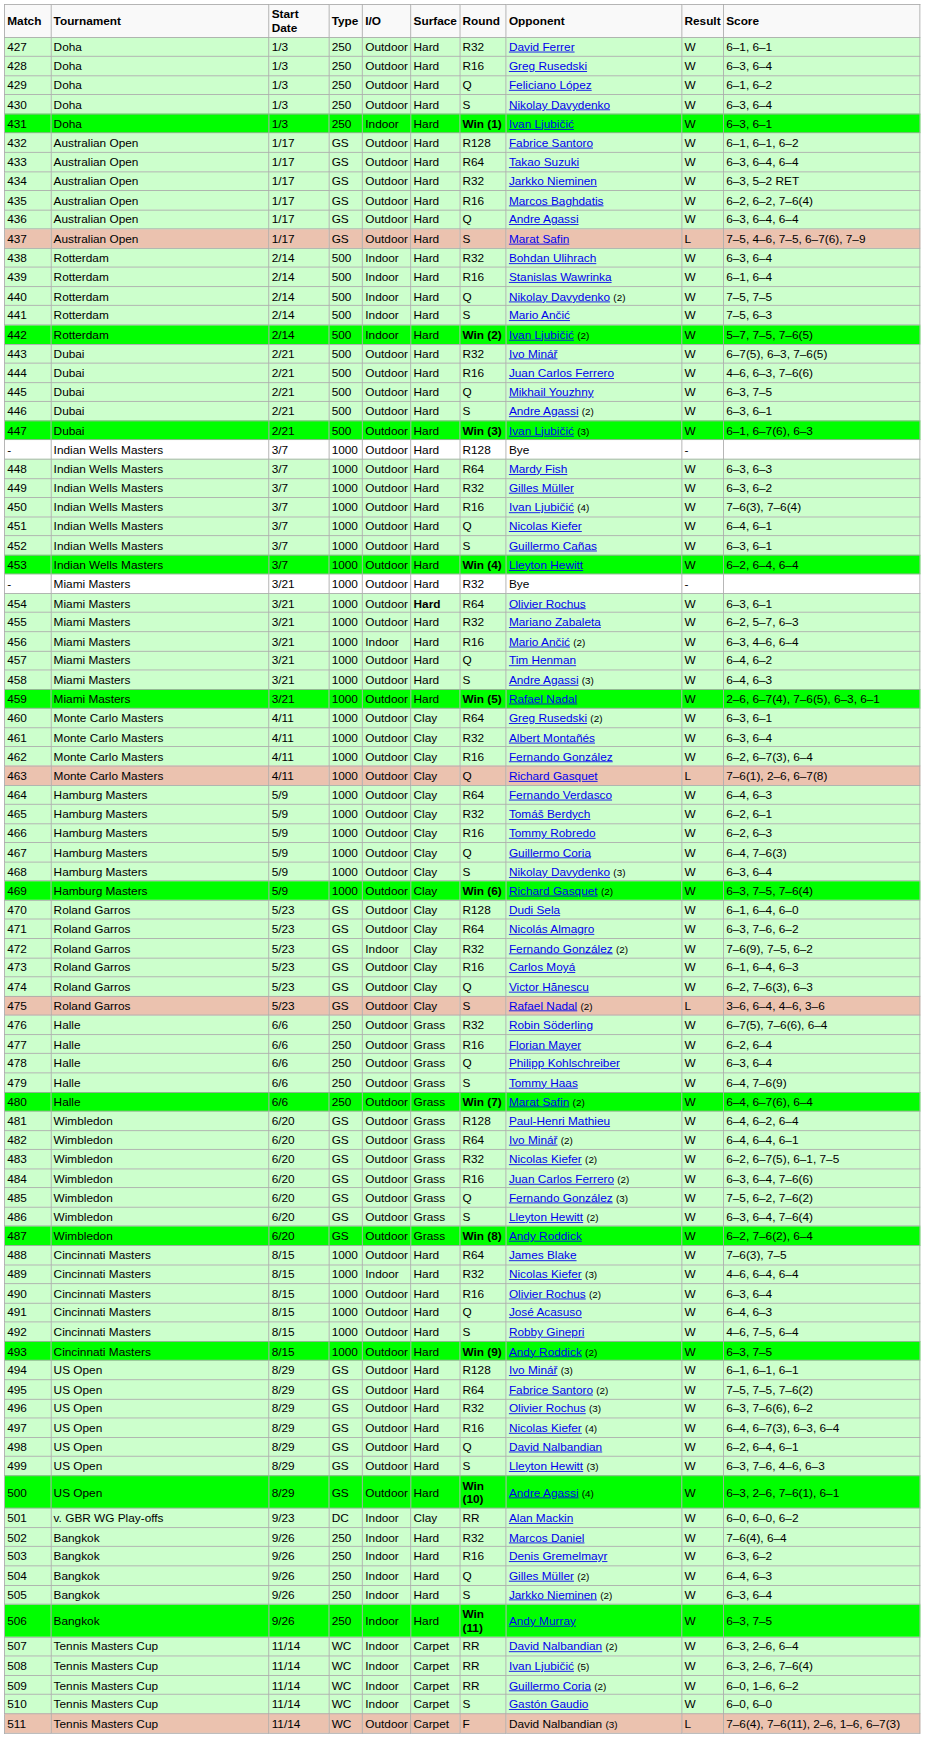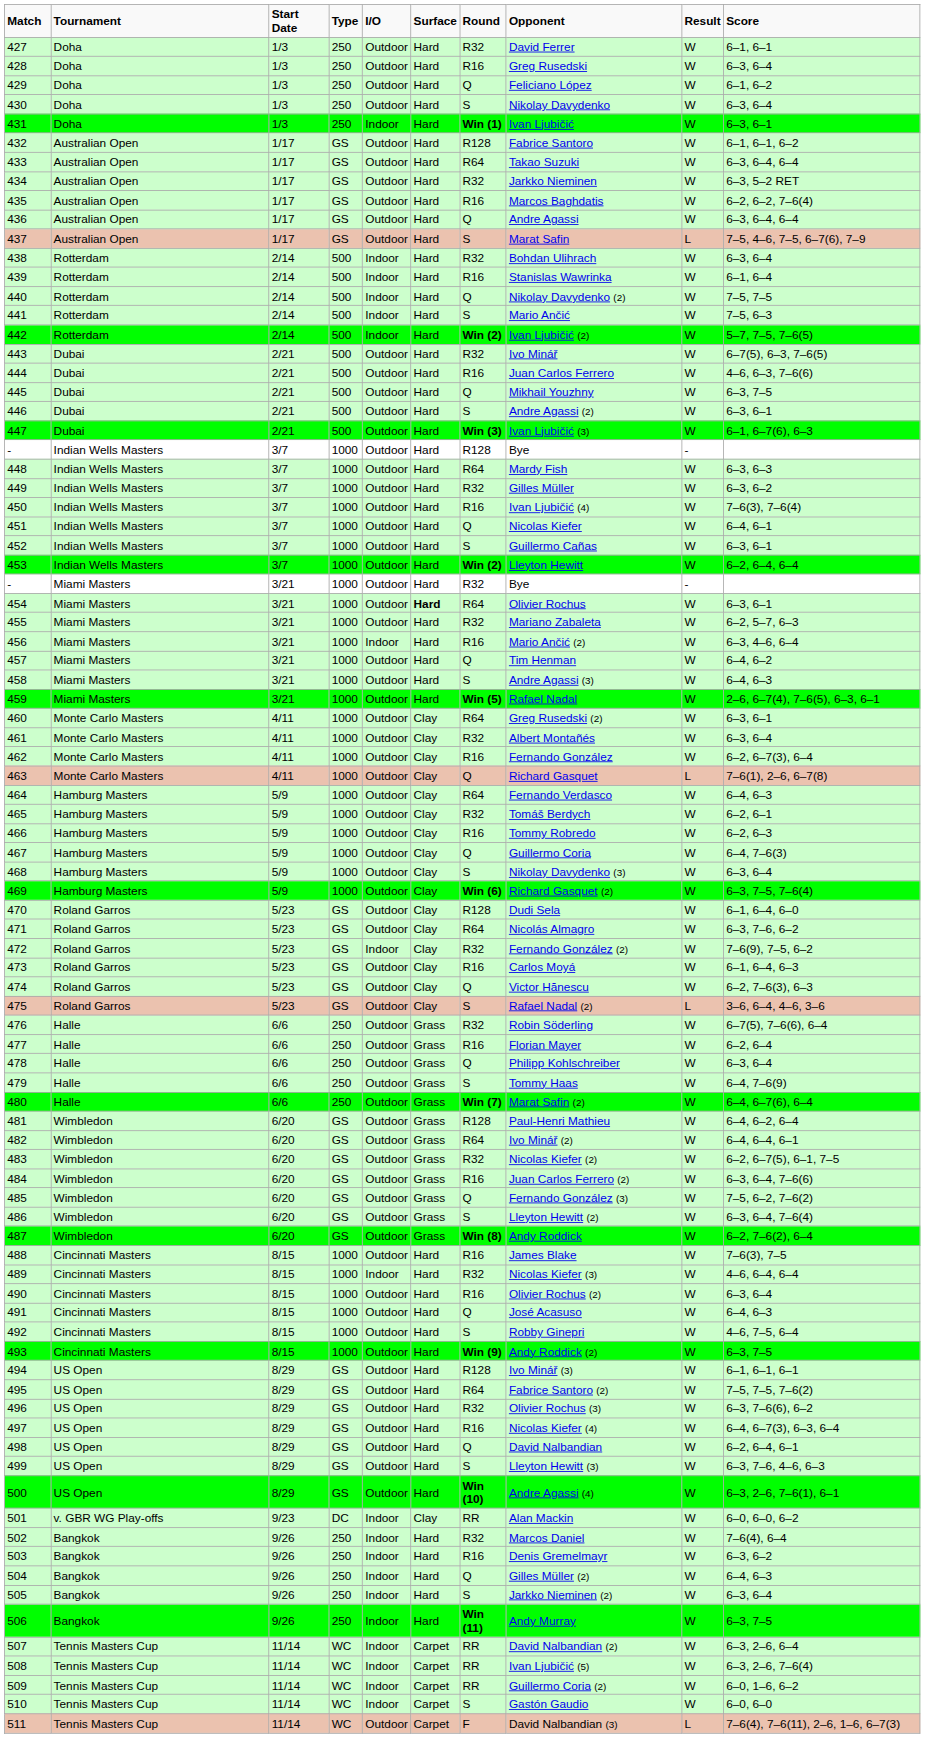(482, 565) Win (4) -> (482, 565) Win (2)
(473, 1255) R64 -> (473, 1255) R16
